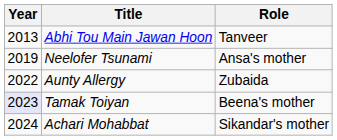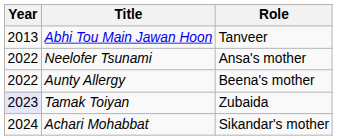(23, 59) 2019 -> (23, 59) 2022
(244, 80) Zubaida -> (267, 80) Beena's mother
(267, 102) Beena's mother -> (244, 102) Zubaida
